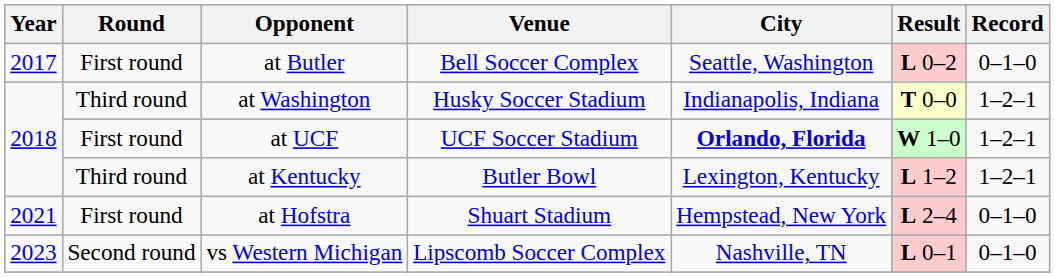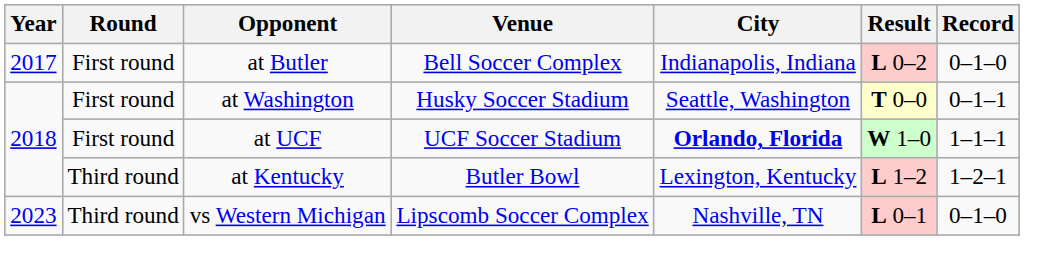(781, 62) Seattle, Washington -> (758, 62) Indianapolis, Indiana
(131, 100) Third round -> (123, 100) First round
(781, 100) Indianapolis, Indiana -> (758, 100) Seattle, Washington
(1008, 100) 1–2–1 -> (978, 100) 0–1–1
(1008, 138) 1–2–1 -> (978, 138) 1–1–1
- row: (304, 215)
(131, 253) Second round -> (123, 215) Third round
